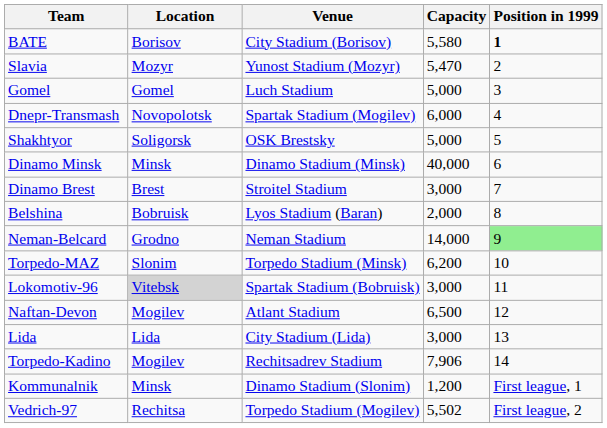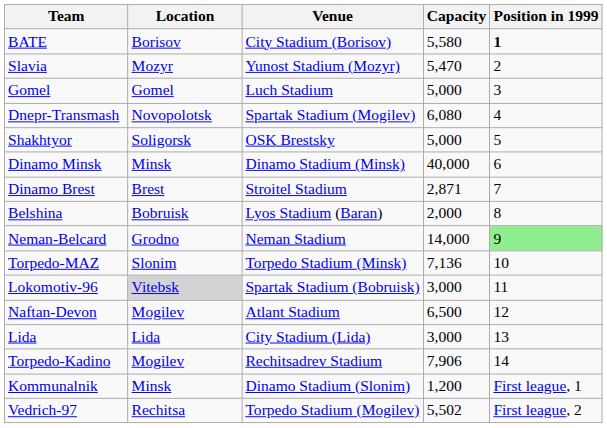(444, 115) 6,000 -> (444, 115) 6,080
(444, 189) 3,000 -> (444, 189) 2,871
(444, 262) 6,200 -> (444, 262) 7,136
